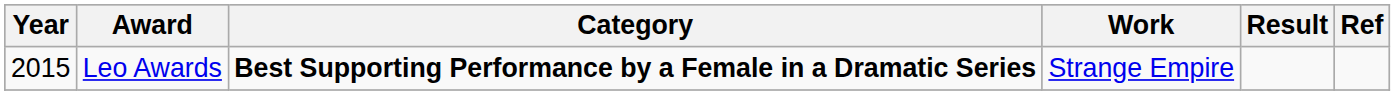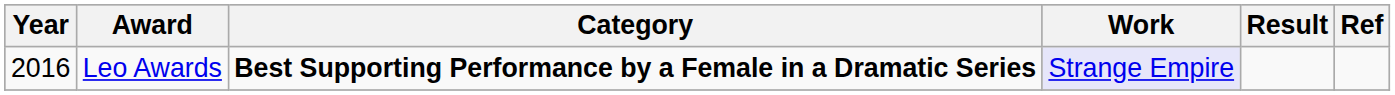(41, 68) 2015 -> (41, 68) 2016
(1141, 68) no background -> (1141, 68) lavender background
